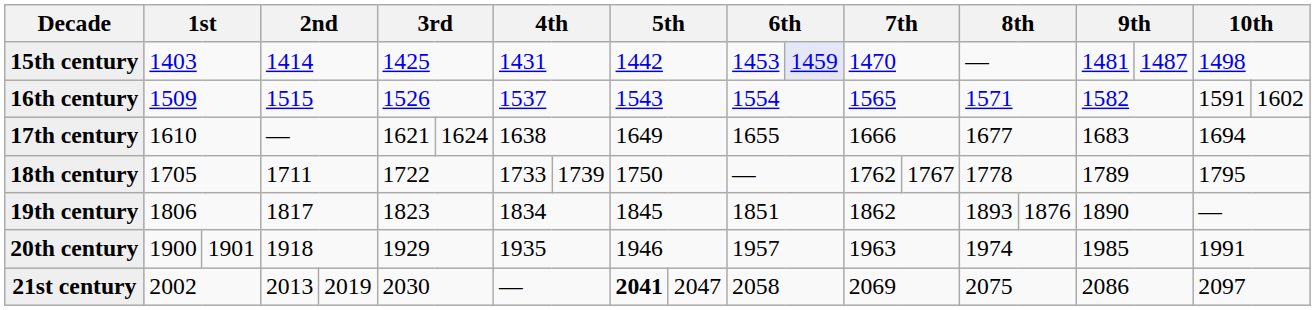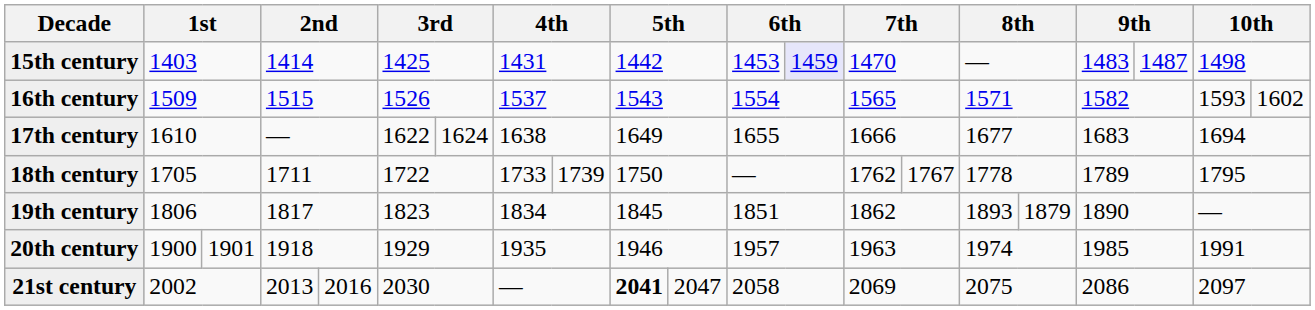(1105, 60) 1481 -> (1105, 60) 1483
(1222, 98) 1591 -> (1222, 98) 1593
(406, 135) 1621 -> (406, 135) 1622
(1047, 211) 1876 -> (1047, 211) 1879
(348, 286) 2019 -> (348, 286) 2016
